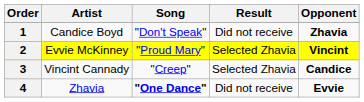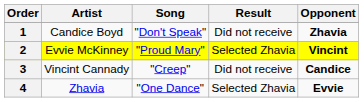(254, 69) Selected Zhavia -> (253, 69) Did not receive
(171, 87) bold -> (170, 87) normal
(254, 87) Did not receive -> (253, 87) Selected Zhavia
